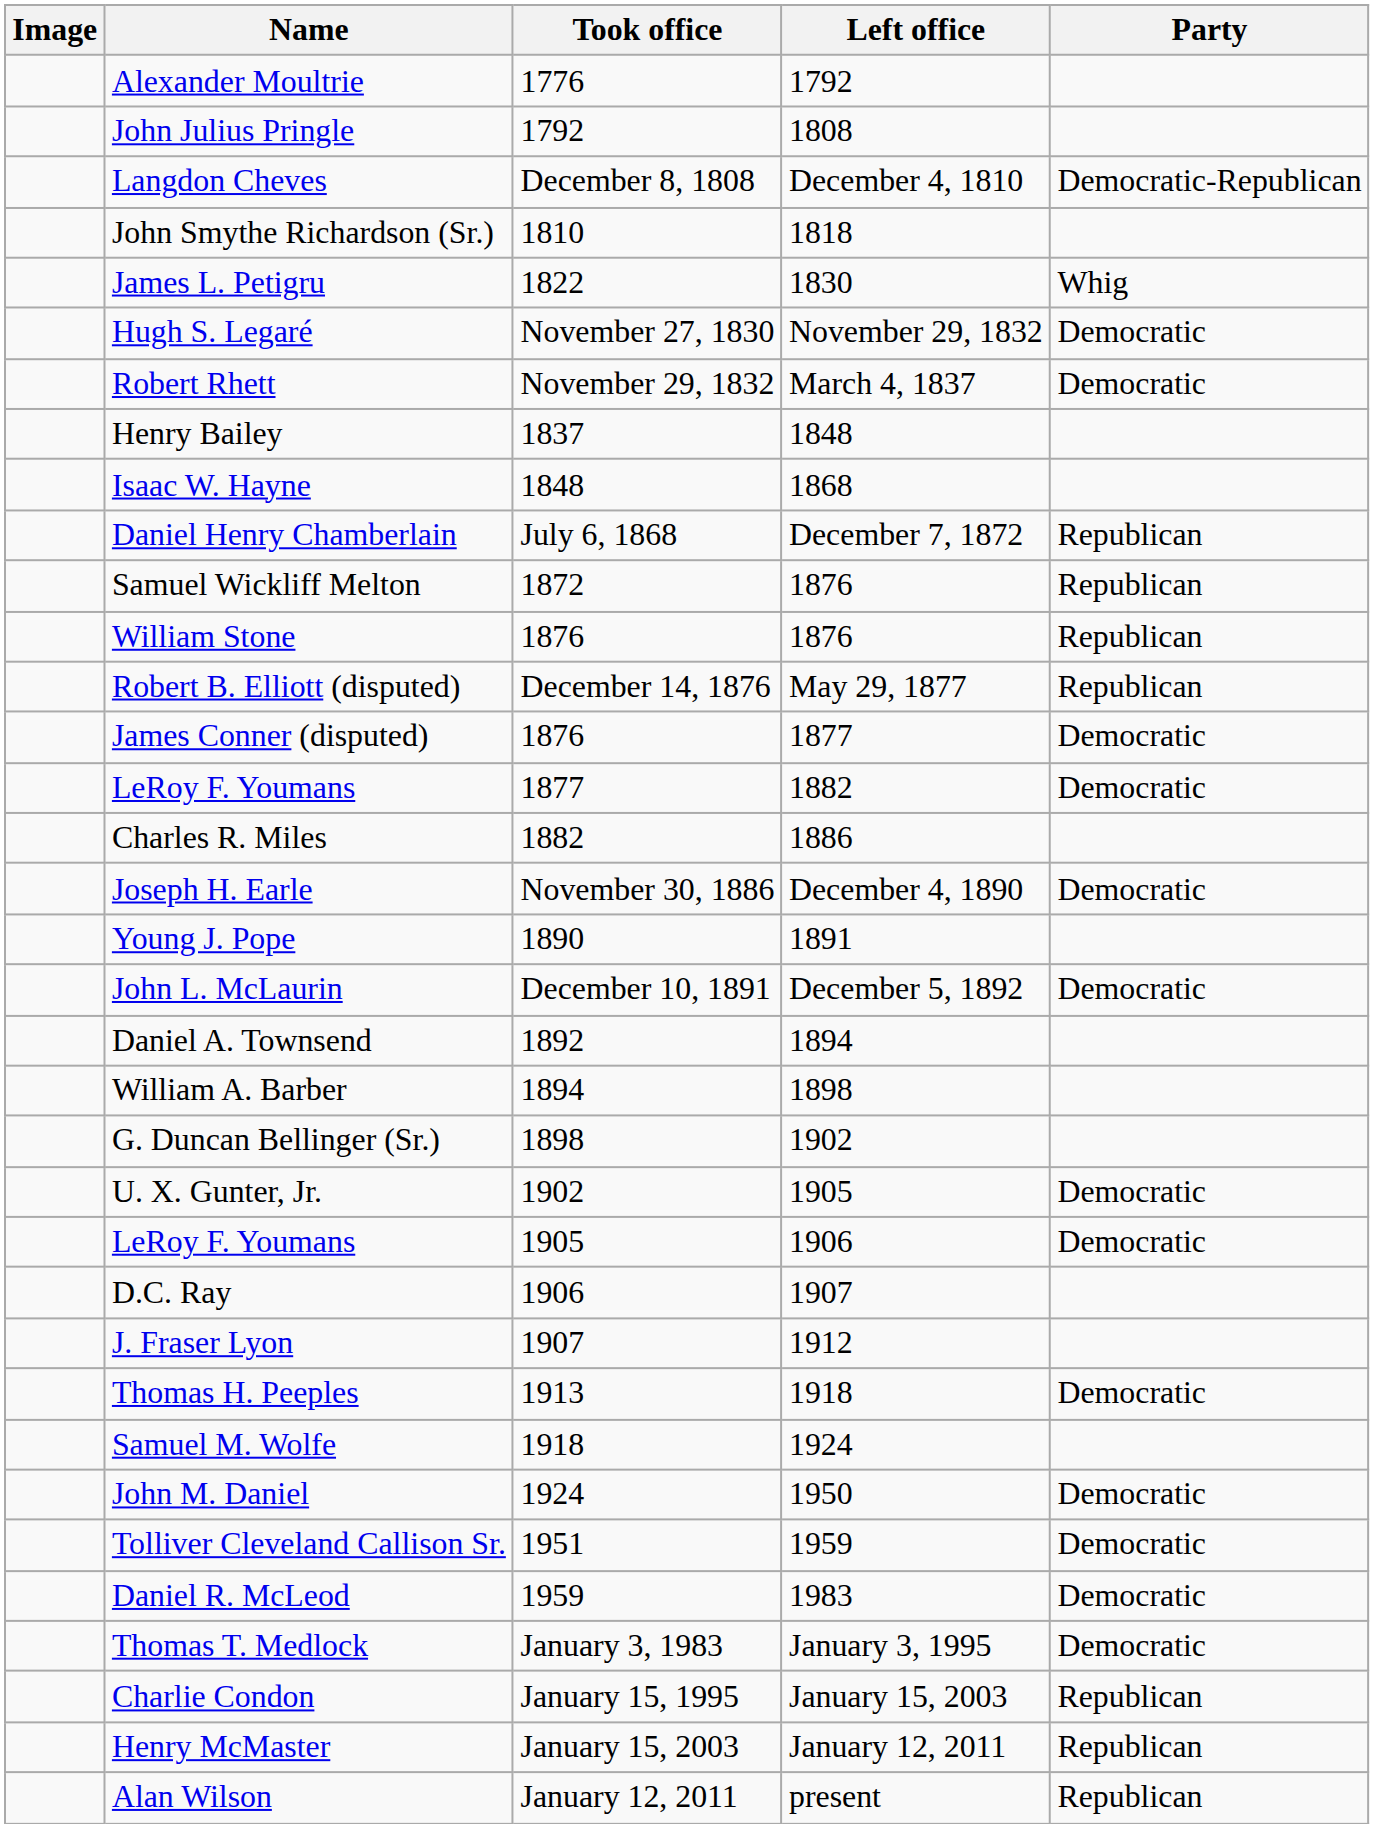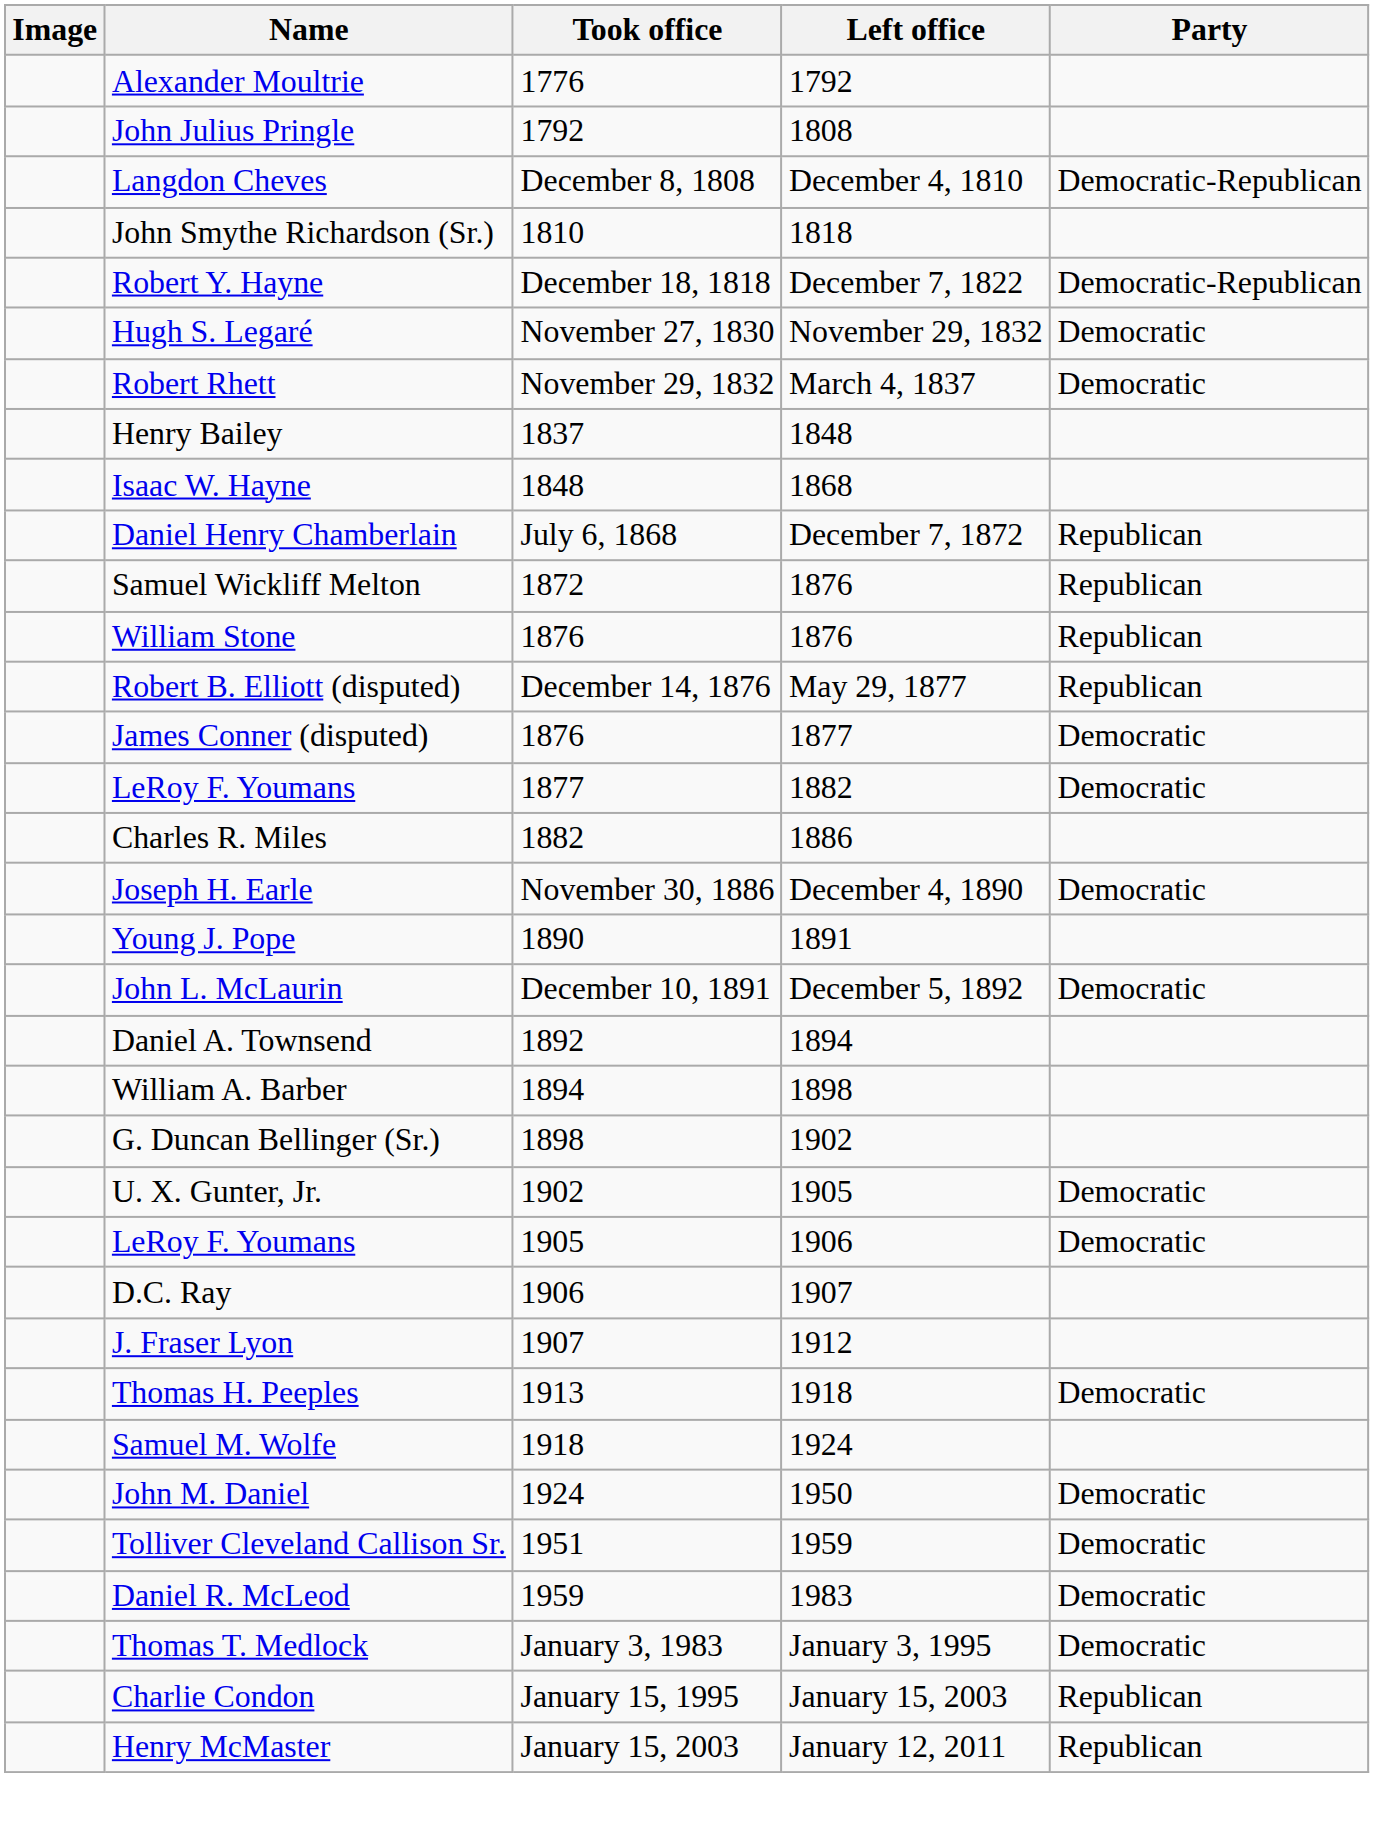+ row: (218, 282)
- row: (218, 282)
- row: (192, 1797)
